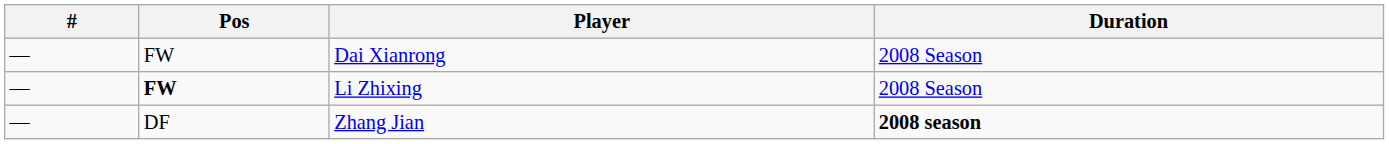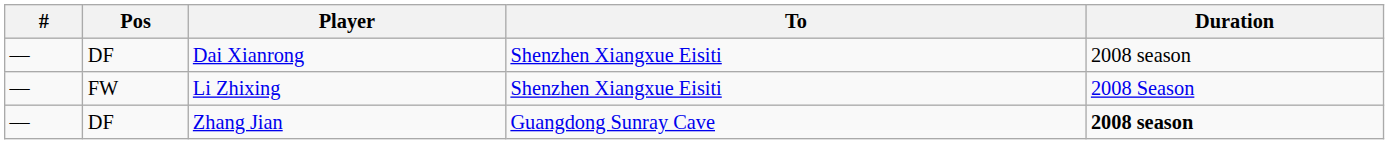+ column: (796, 21)
(159, 55) FW -> (101, 55) DF
(930, 55) 2008 Season -> (1141, 55) 2008 season
(160, 88) bold -> (103, 88) normal
